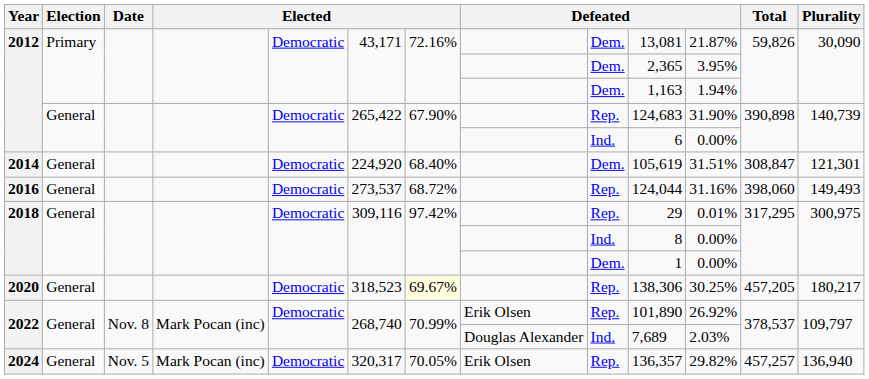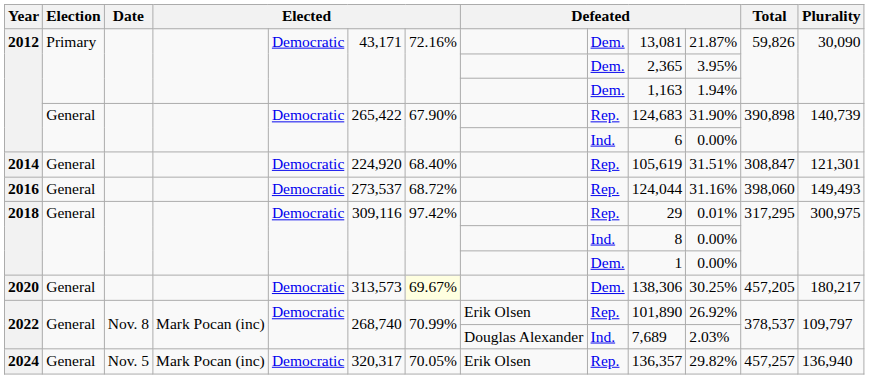(608, 164) Dem. -> (605, 164) Rep.
(377, 287) 318,523 -> (377, 287) 313,573
(605, 287) Rep. -> (608, 287) Dem.
